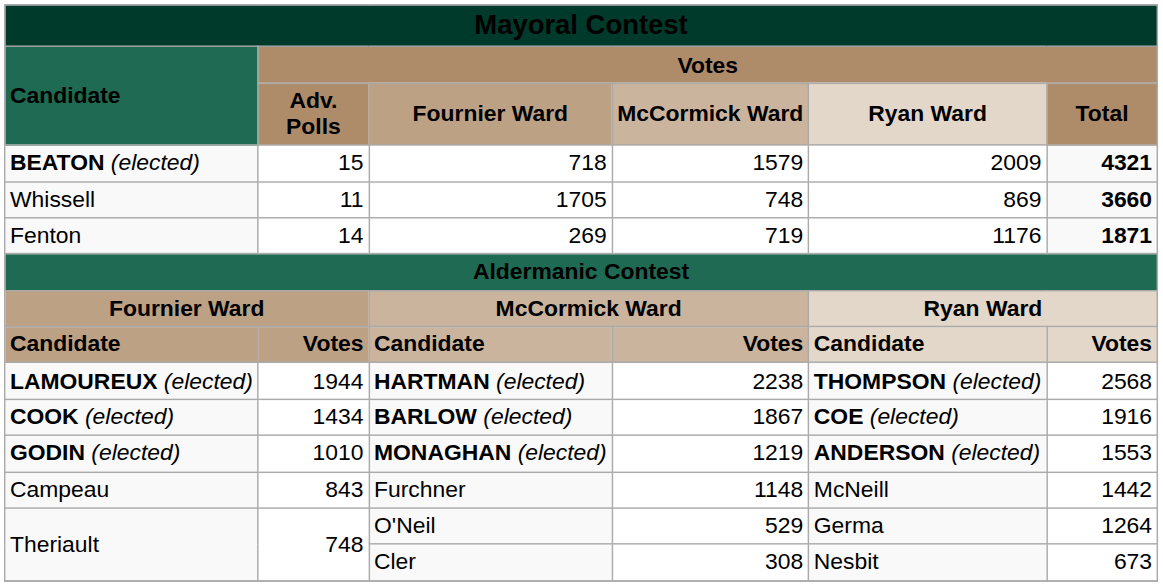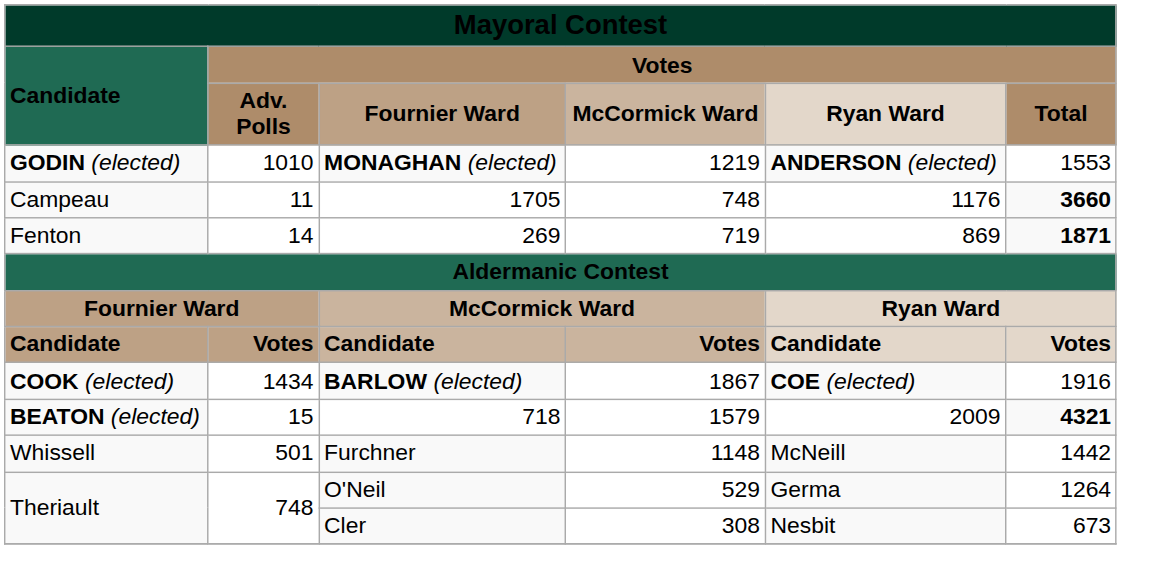rows swapped: (588, 162) <-> (490, 453)
(53, 199) Whissell -> (60, 199) Campeau
(1022, 199) 869 -> (976, 199) 1176
(1017, 235) 1176 -> (981, 235) 869
- row: (480, 380)
(60, 489) Campeau -> (53, 453) Whissell
(344, 489) 843 -> (294, 453) 501
